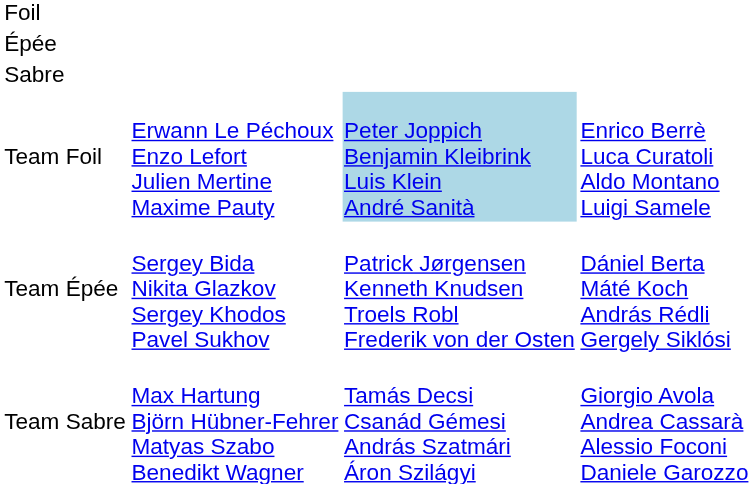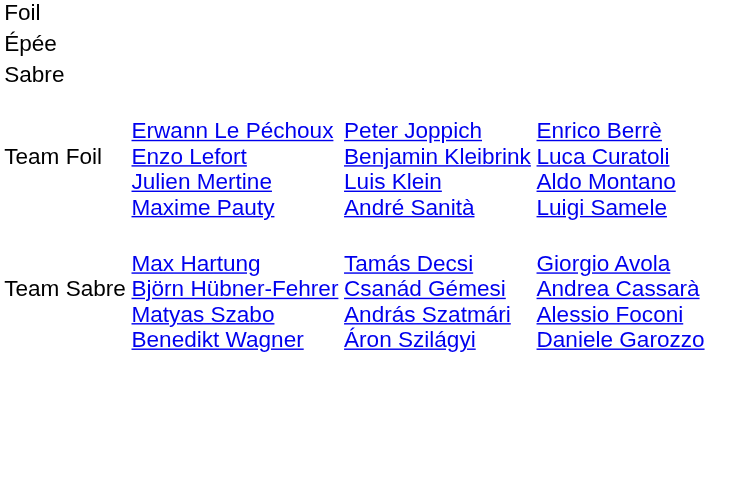(437, 169) lightblue background -> (437, 169) no background
- row: (61, 289)
